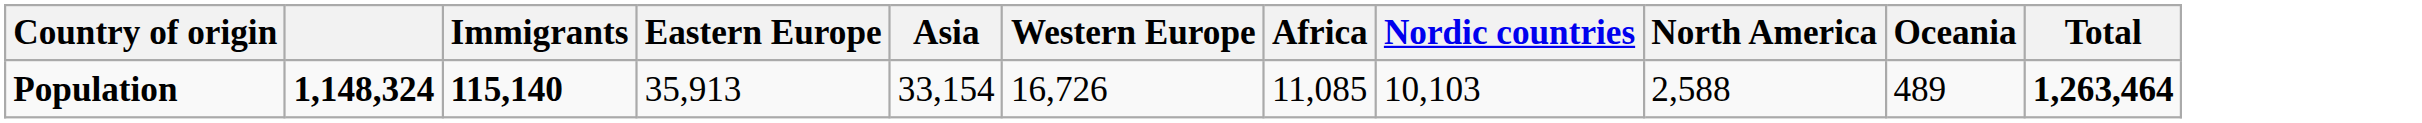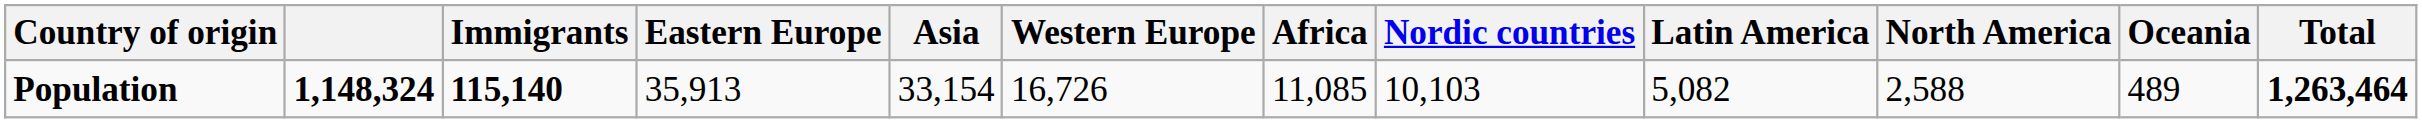+ column: (1760, 32)
